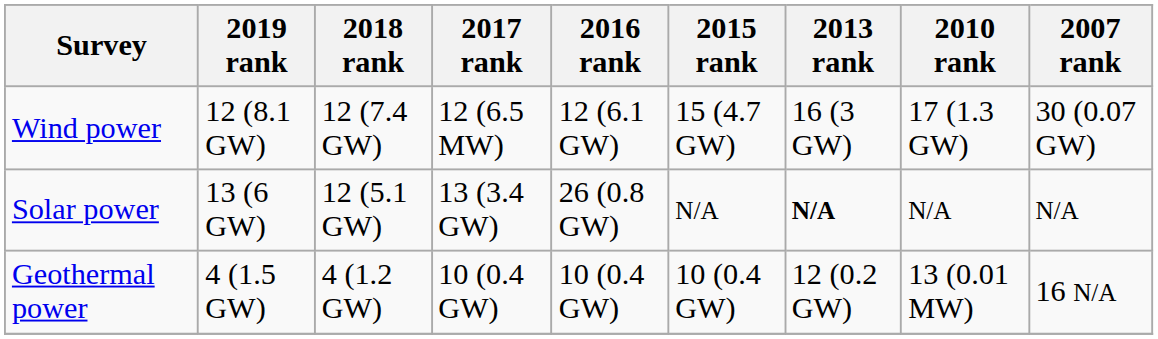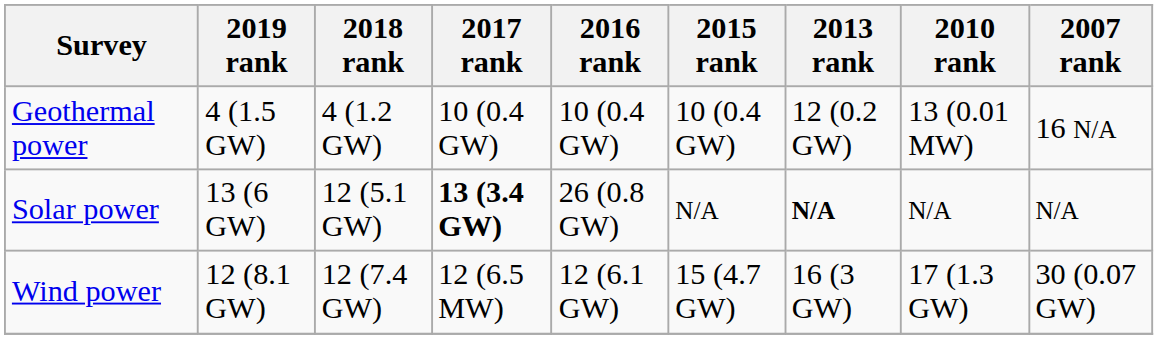rows swapped: (86, 127) <-> (83, 291)
(481, 209) normal -> (481, 209) bold
